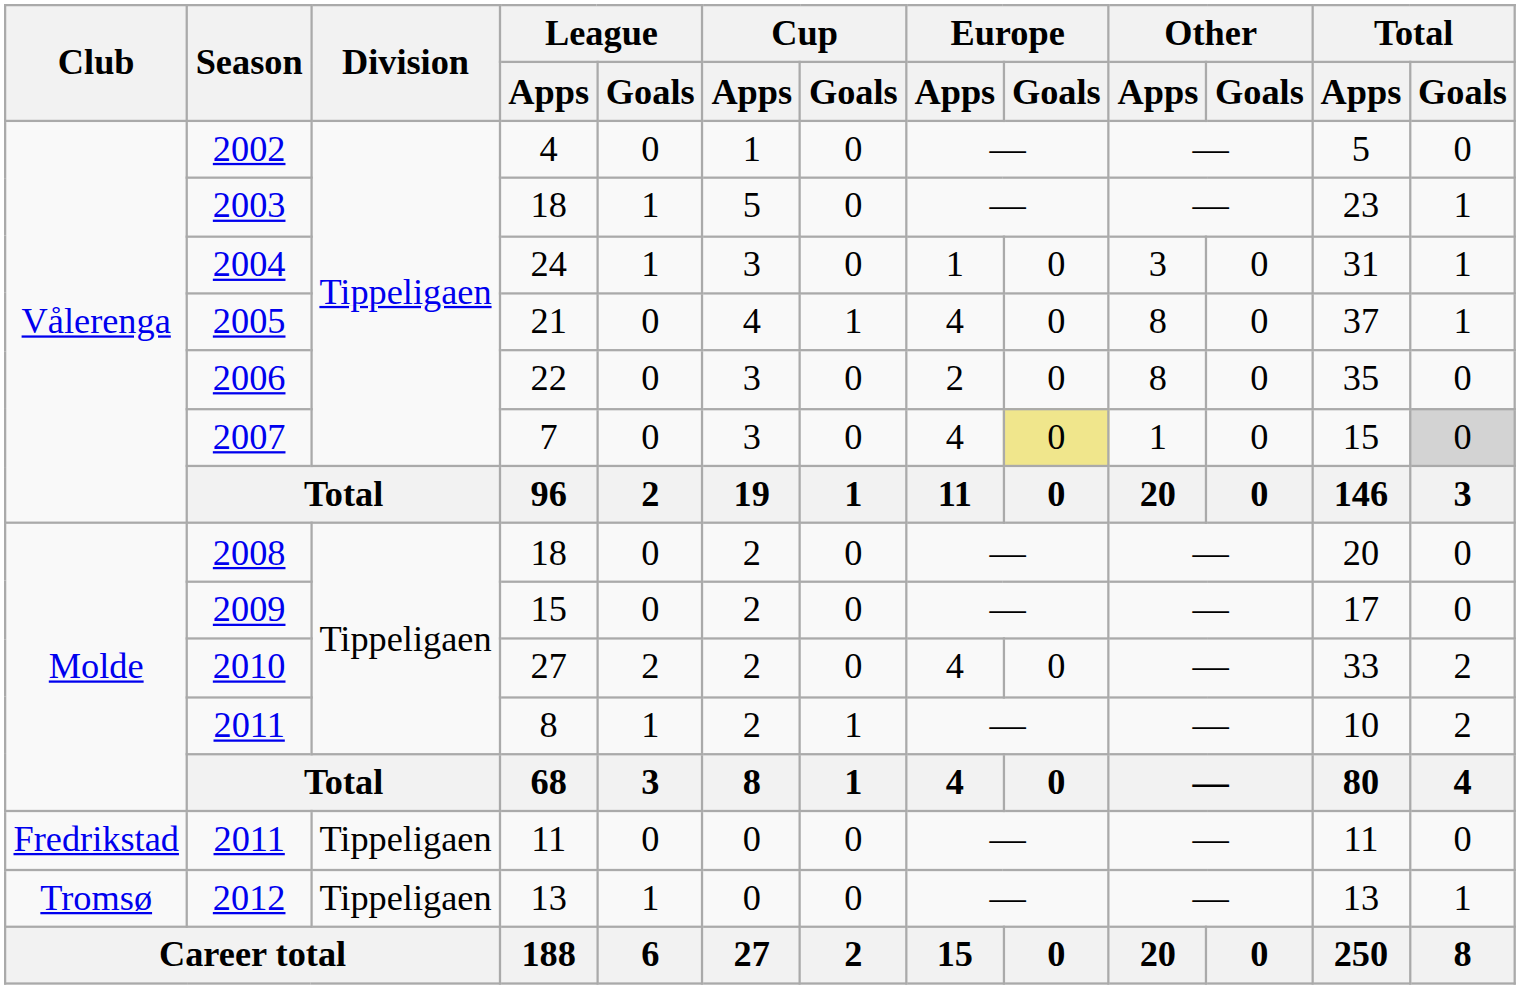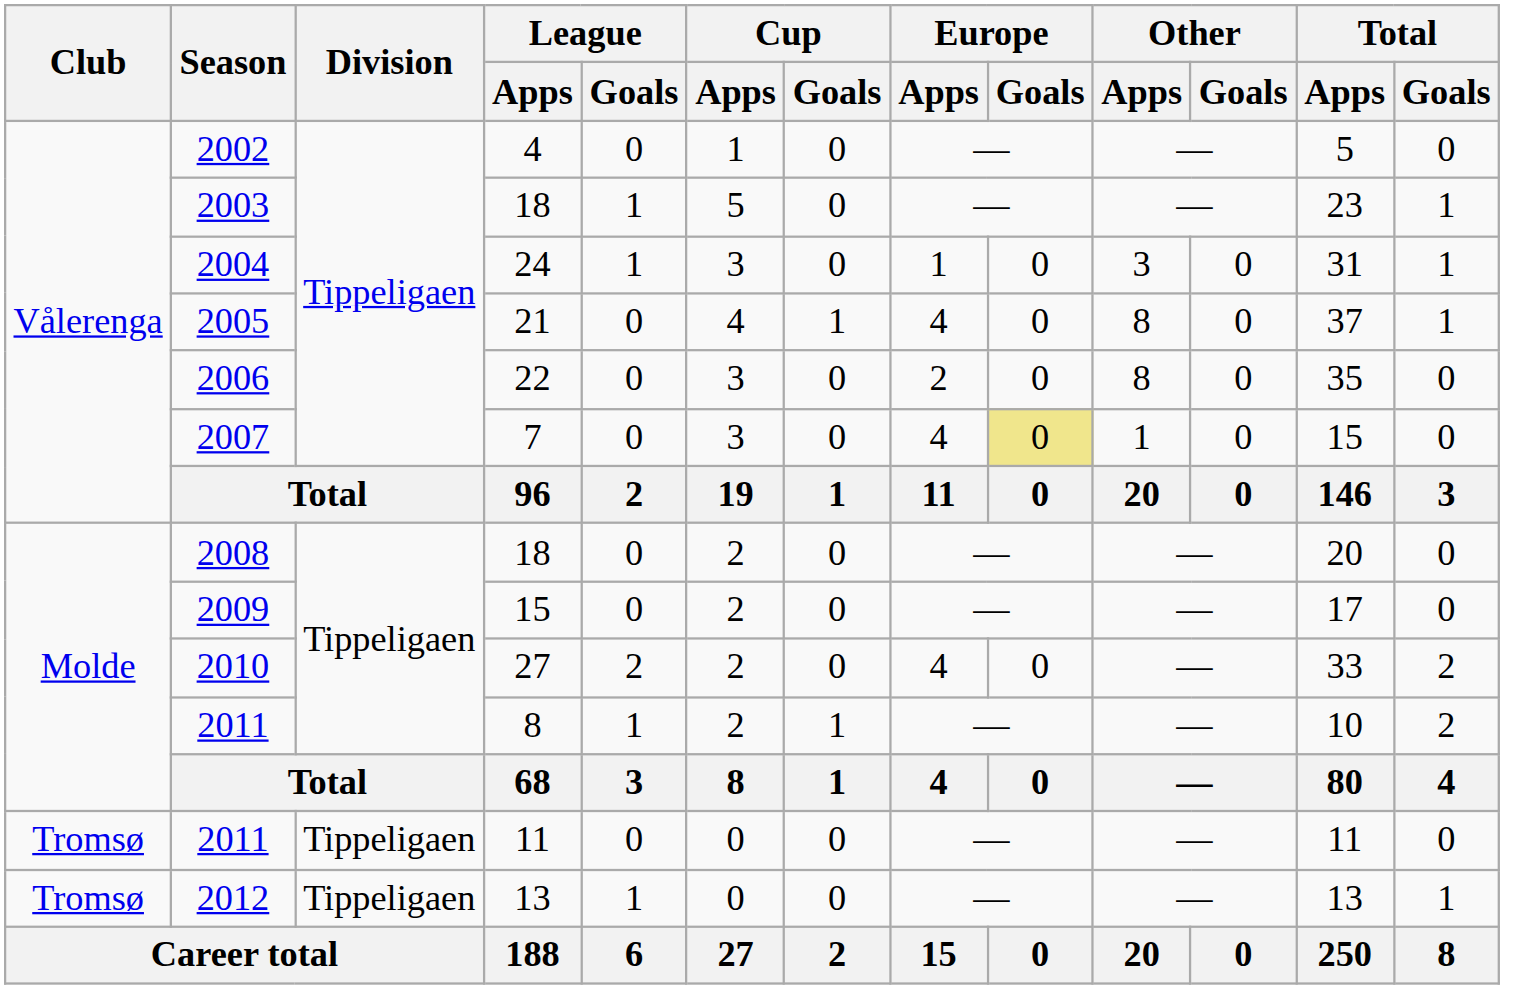(1462, 436) lightgrey background -> (1446, 436) no background
(96, 839) Fredrikstad -> (88, 839) Tromsø
